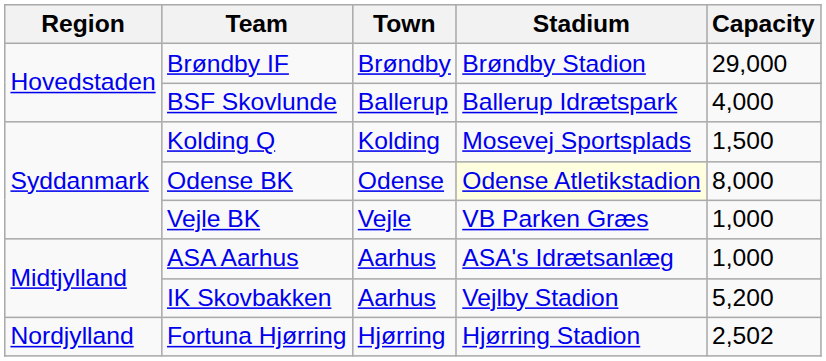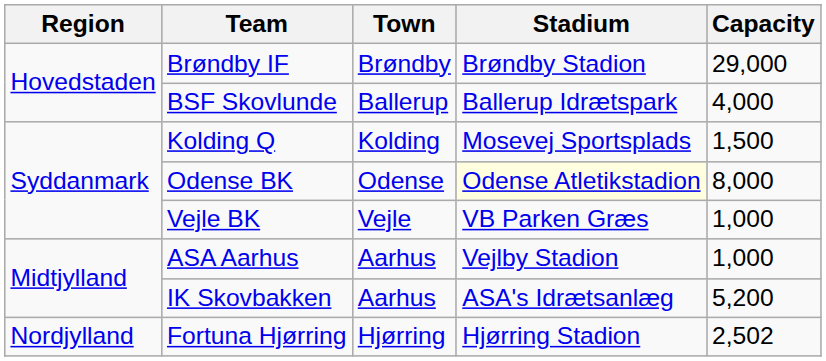(568, 258) ASA's Idrætsanlæg -> (540, 258) Vejlby Stadion
(540, 297) Vejlby Stadion -> (568, 297) ASA's Idrætsanlæg
